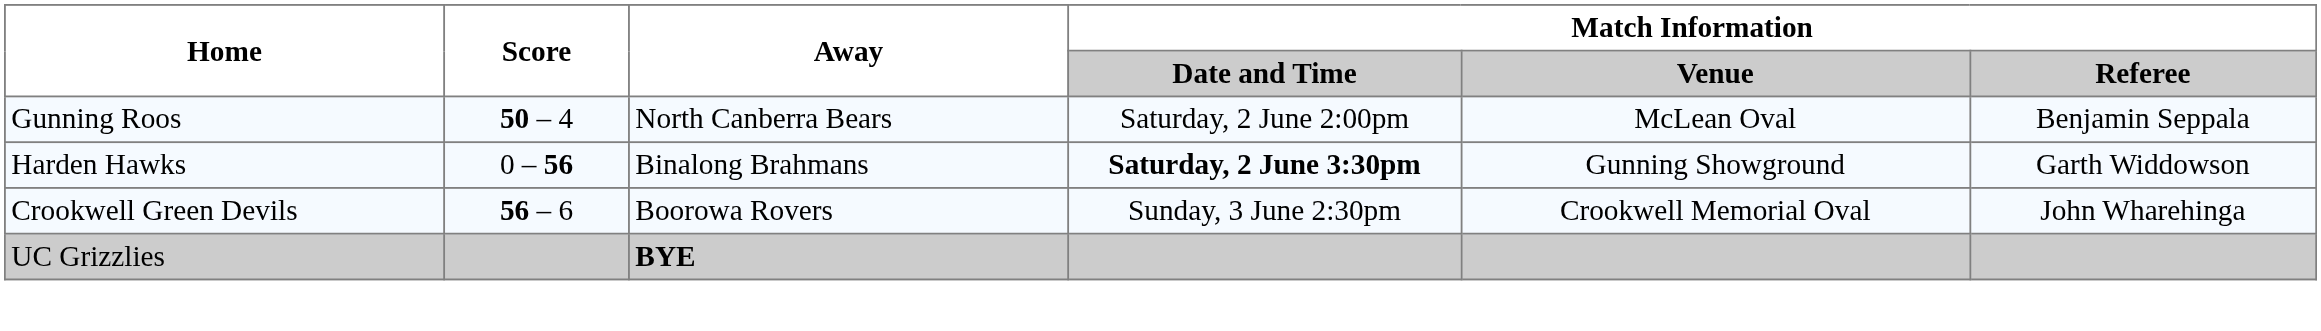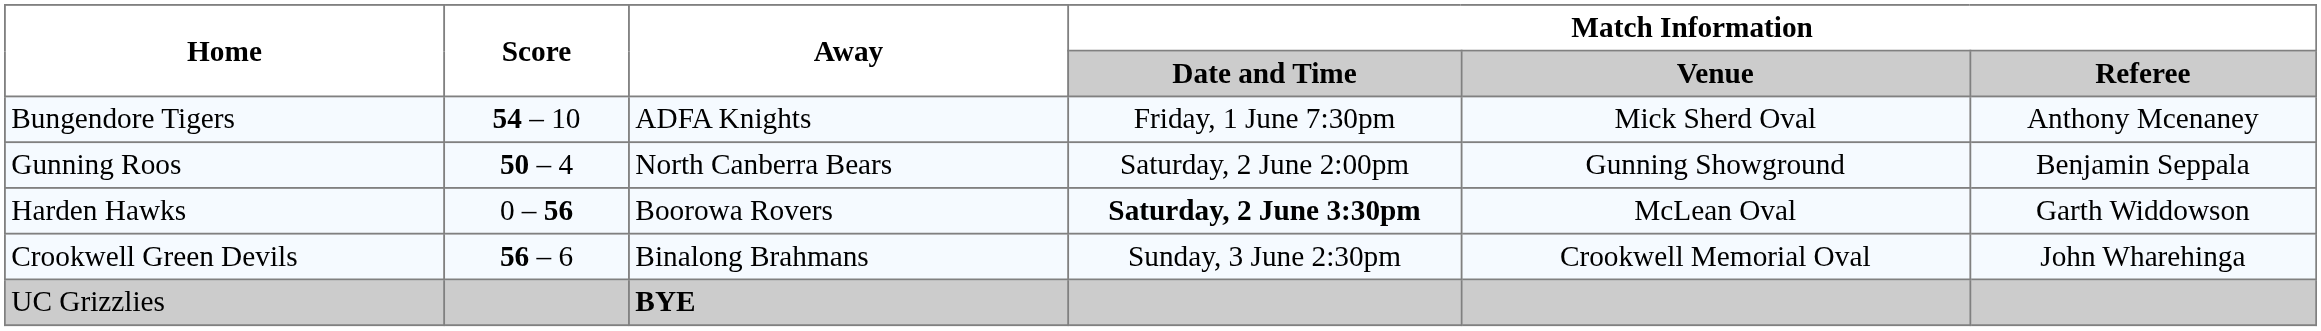+ row: (123, 118)
(1715, 118) McLean Oval -> (1715, 164) Gunning Showground
(752, 164) Binalong Brahmans -> (734, 210) Boorowa Rovers
(1715, 164) Gunning Showground -> (1715, 210) McLean Oval
(734, 210) Boorowa Rovers -> (752, 256) Binalong Brahmans
